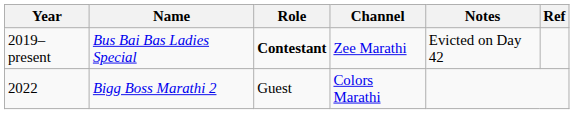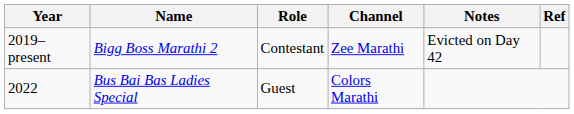(151, 48) Bus Bai Bas Ladies Special -> (156, 48) Bigg Boss Marathi 2
(292, 48) bold -> (292, 48) normal
(155, 88) Bigg Boss Marathi 2 -> (152, 88) Bus Bai Bas Ladies Special
